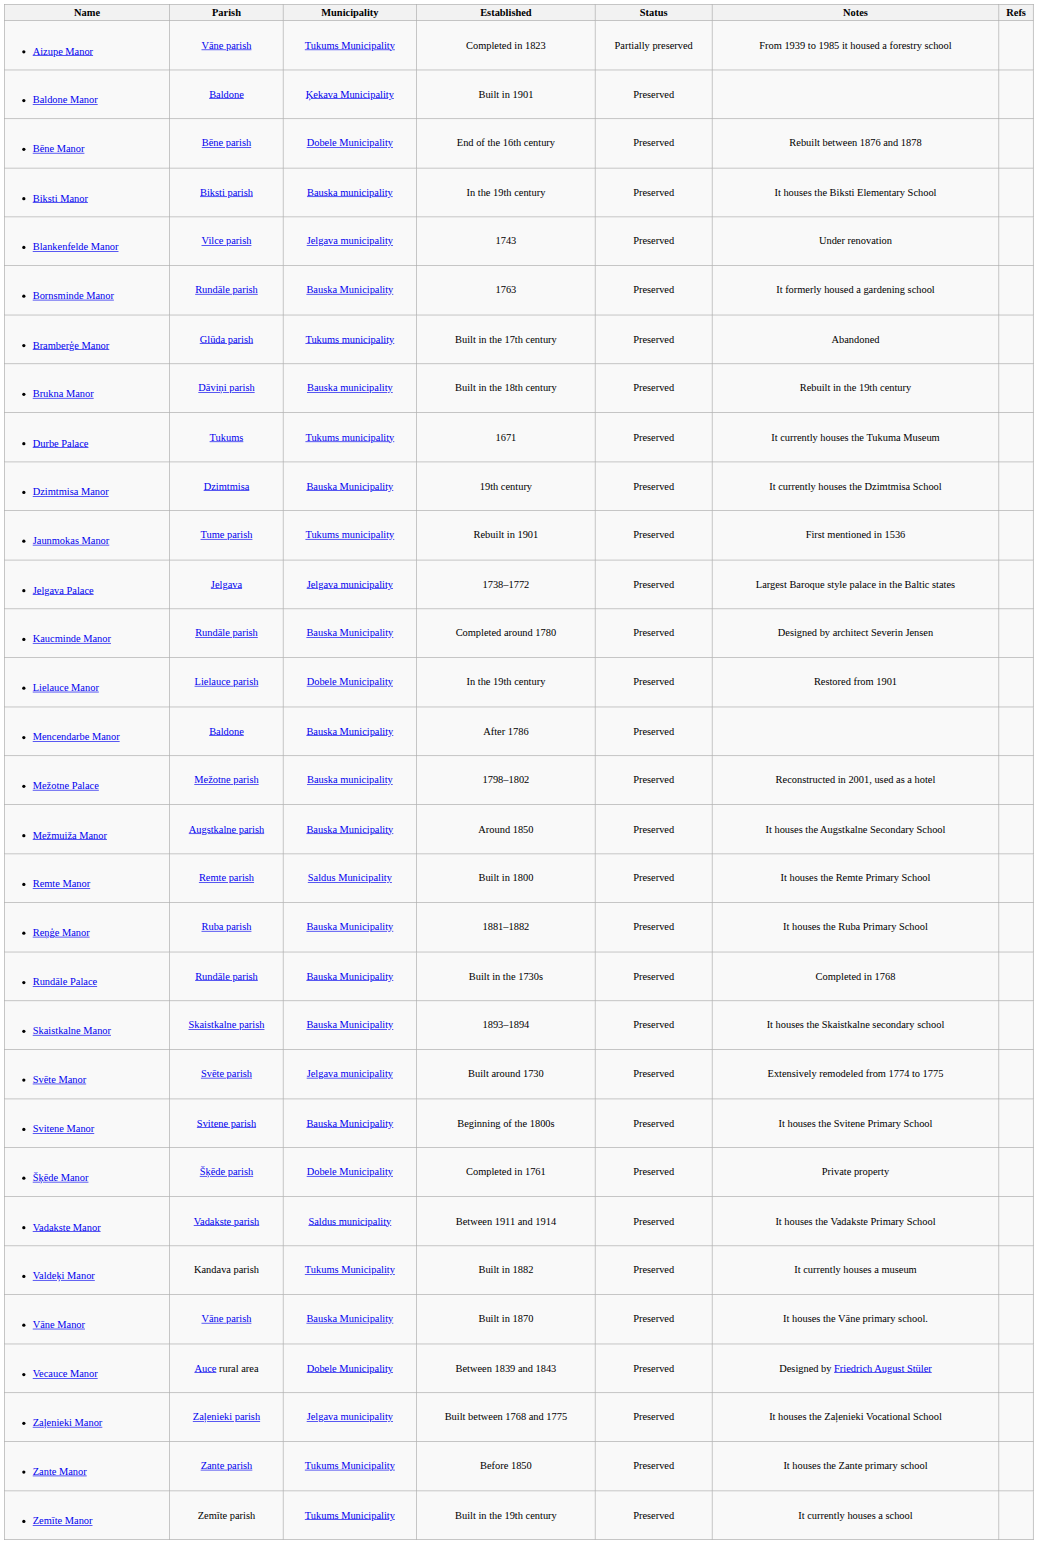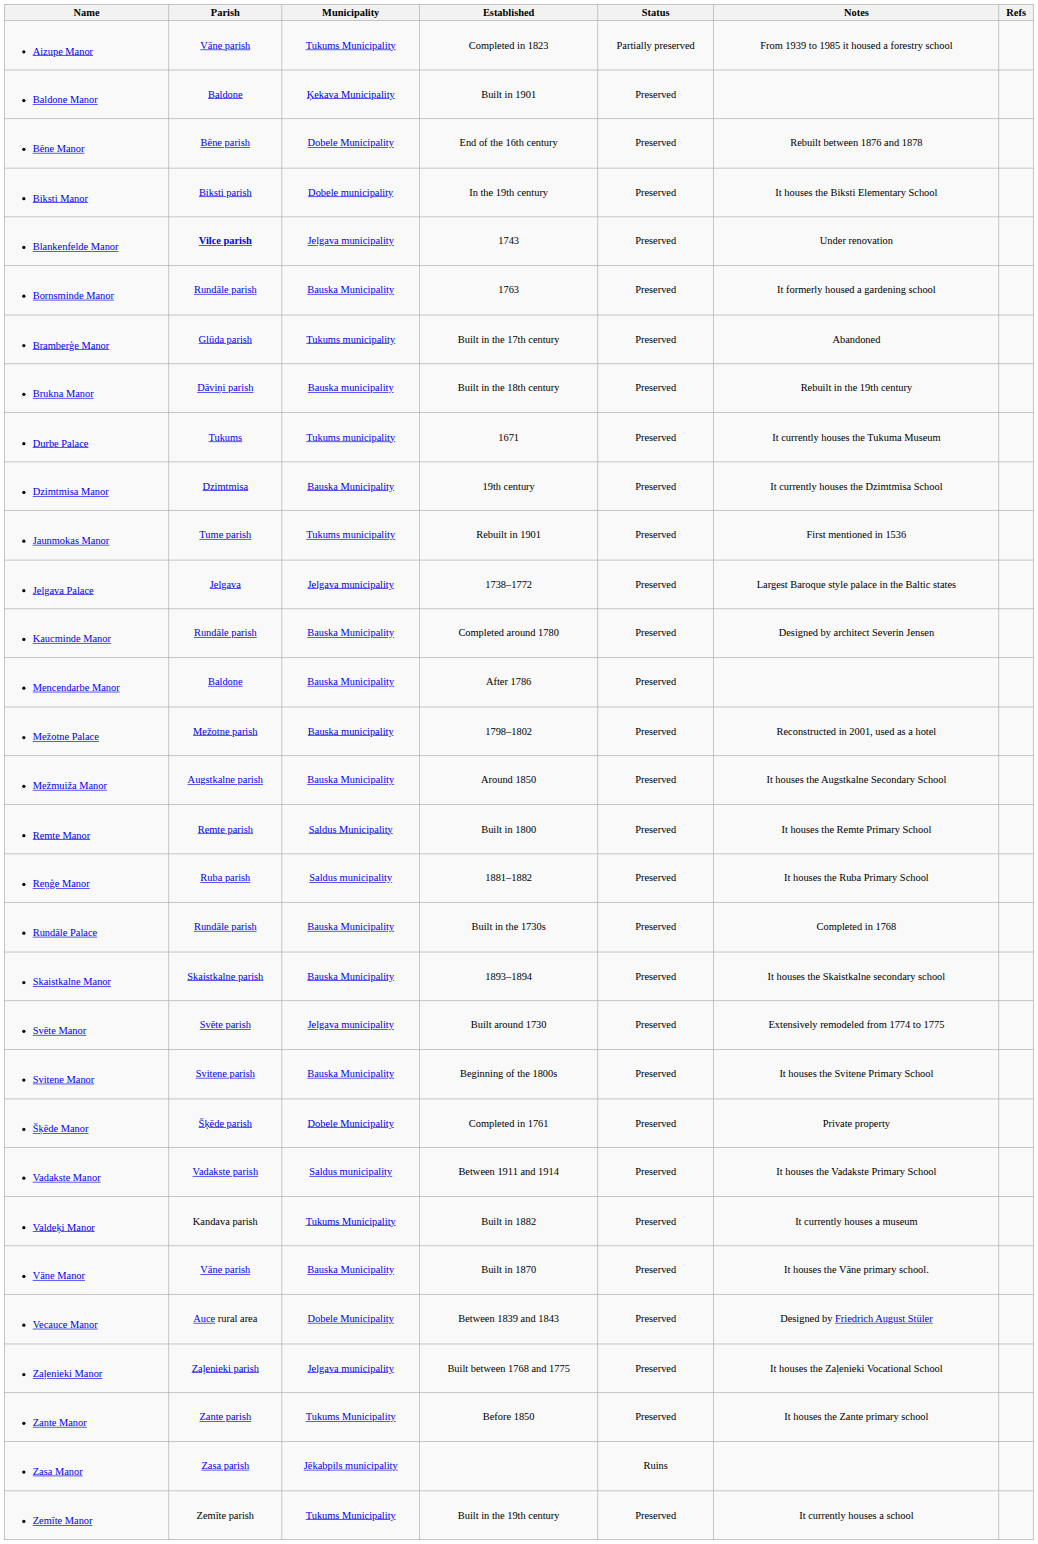(350, 192) Bauska municipality -> (351, 192) Dobele municipality
(226, 241) normal -> (225, 241) bold
- row: (87, 688)
(350, 927) Bauska Municipality -> (351, 878) Saldus municipality
+ row: (87, 1472)
